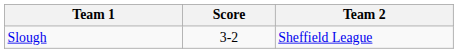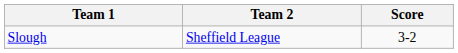columns swapped: (364, 15) <-> (229, 15)
